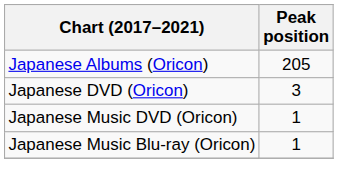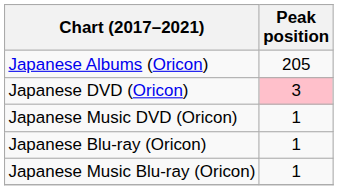(296, 90) no background -> (296, 90) pink background
+ row: (107, 144)
